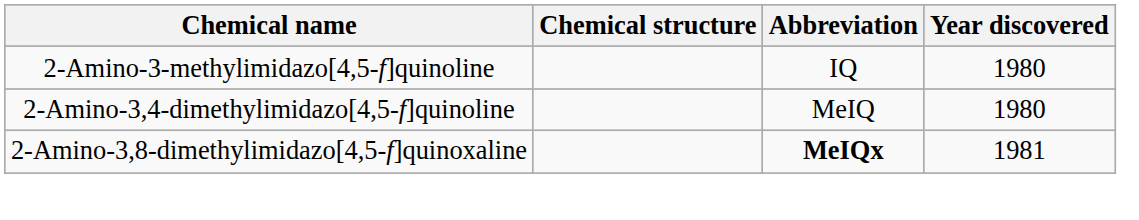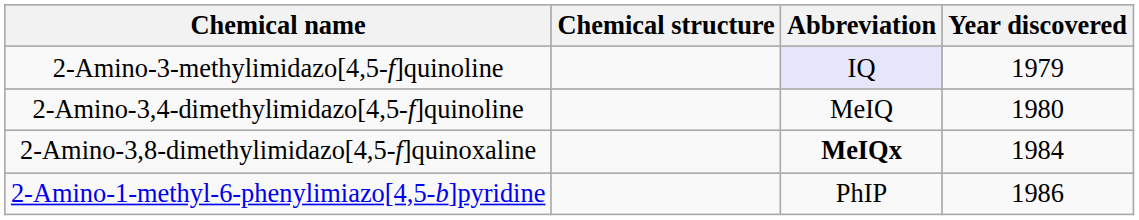(843, 67) no background -> (862, 67) lavender background
(1019, 67) 1980 -> (1038, 67) 1979
(1019, 151) 1981 -> (1038, 151) 1984
+ row: (278, 192)
